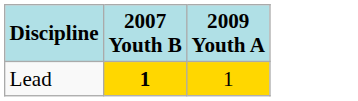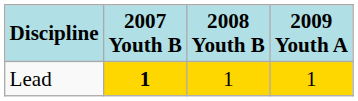+ column: (228, 33)
